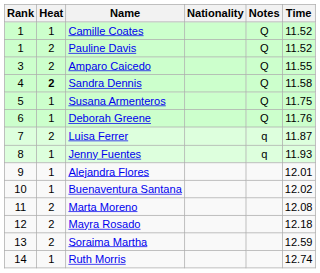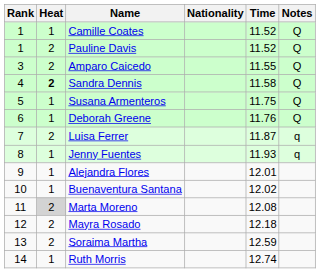columns swapped: (299, 13) <-> (264, 13)
(51, 207) no background -> (51, 207) lightgrey background
